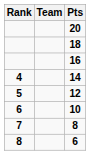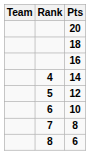columns swapped: (19, 12) <-> (49, 12)
